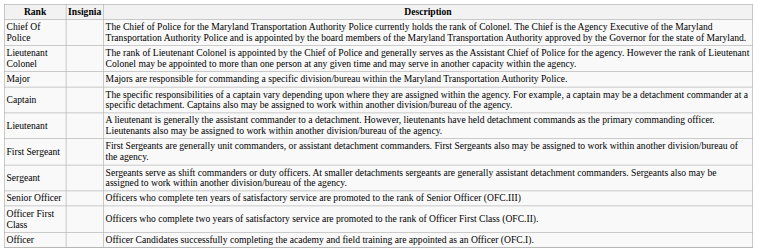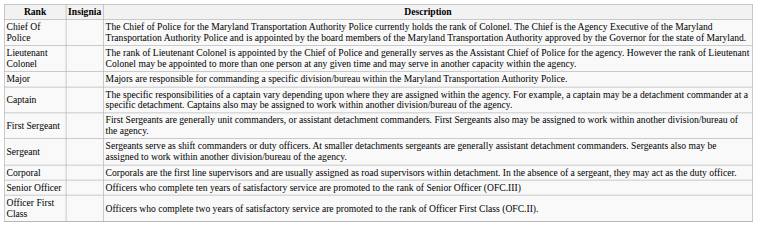- row: (27, 126)
+ row: (24, 172)
- row: (20, 239)
